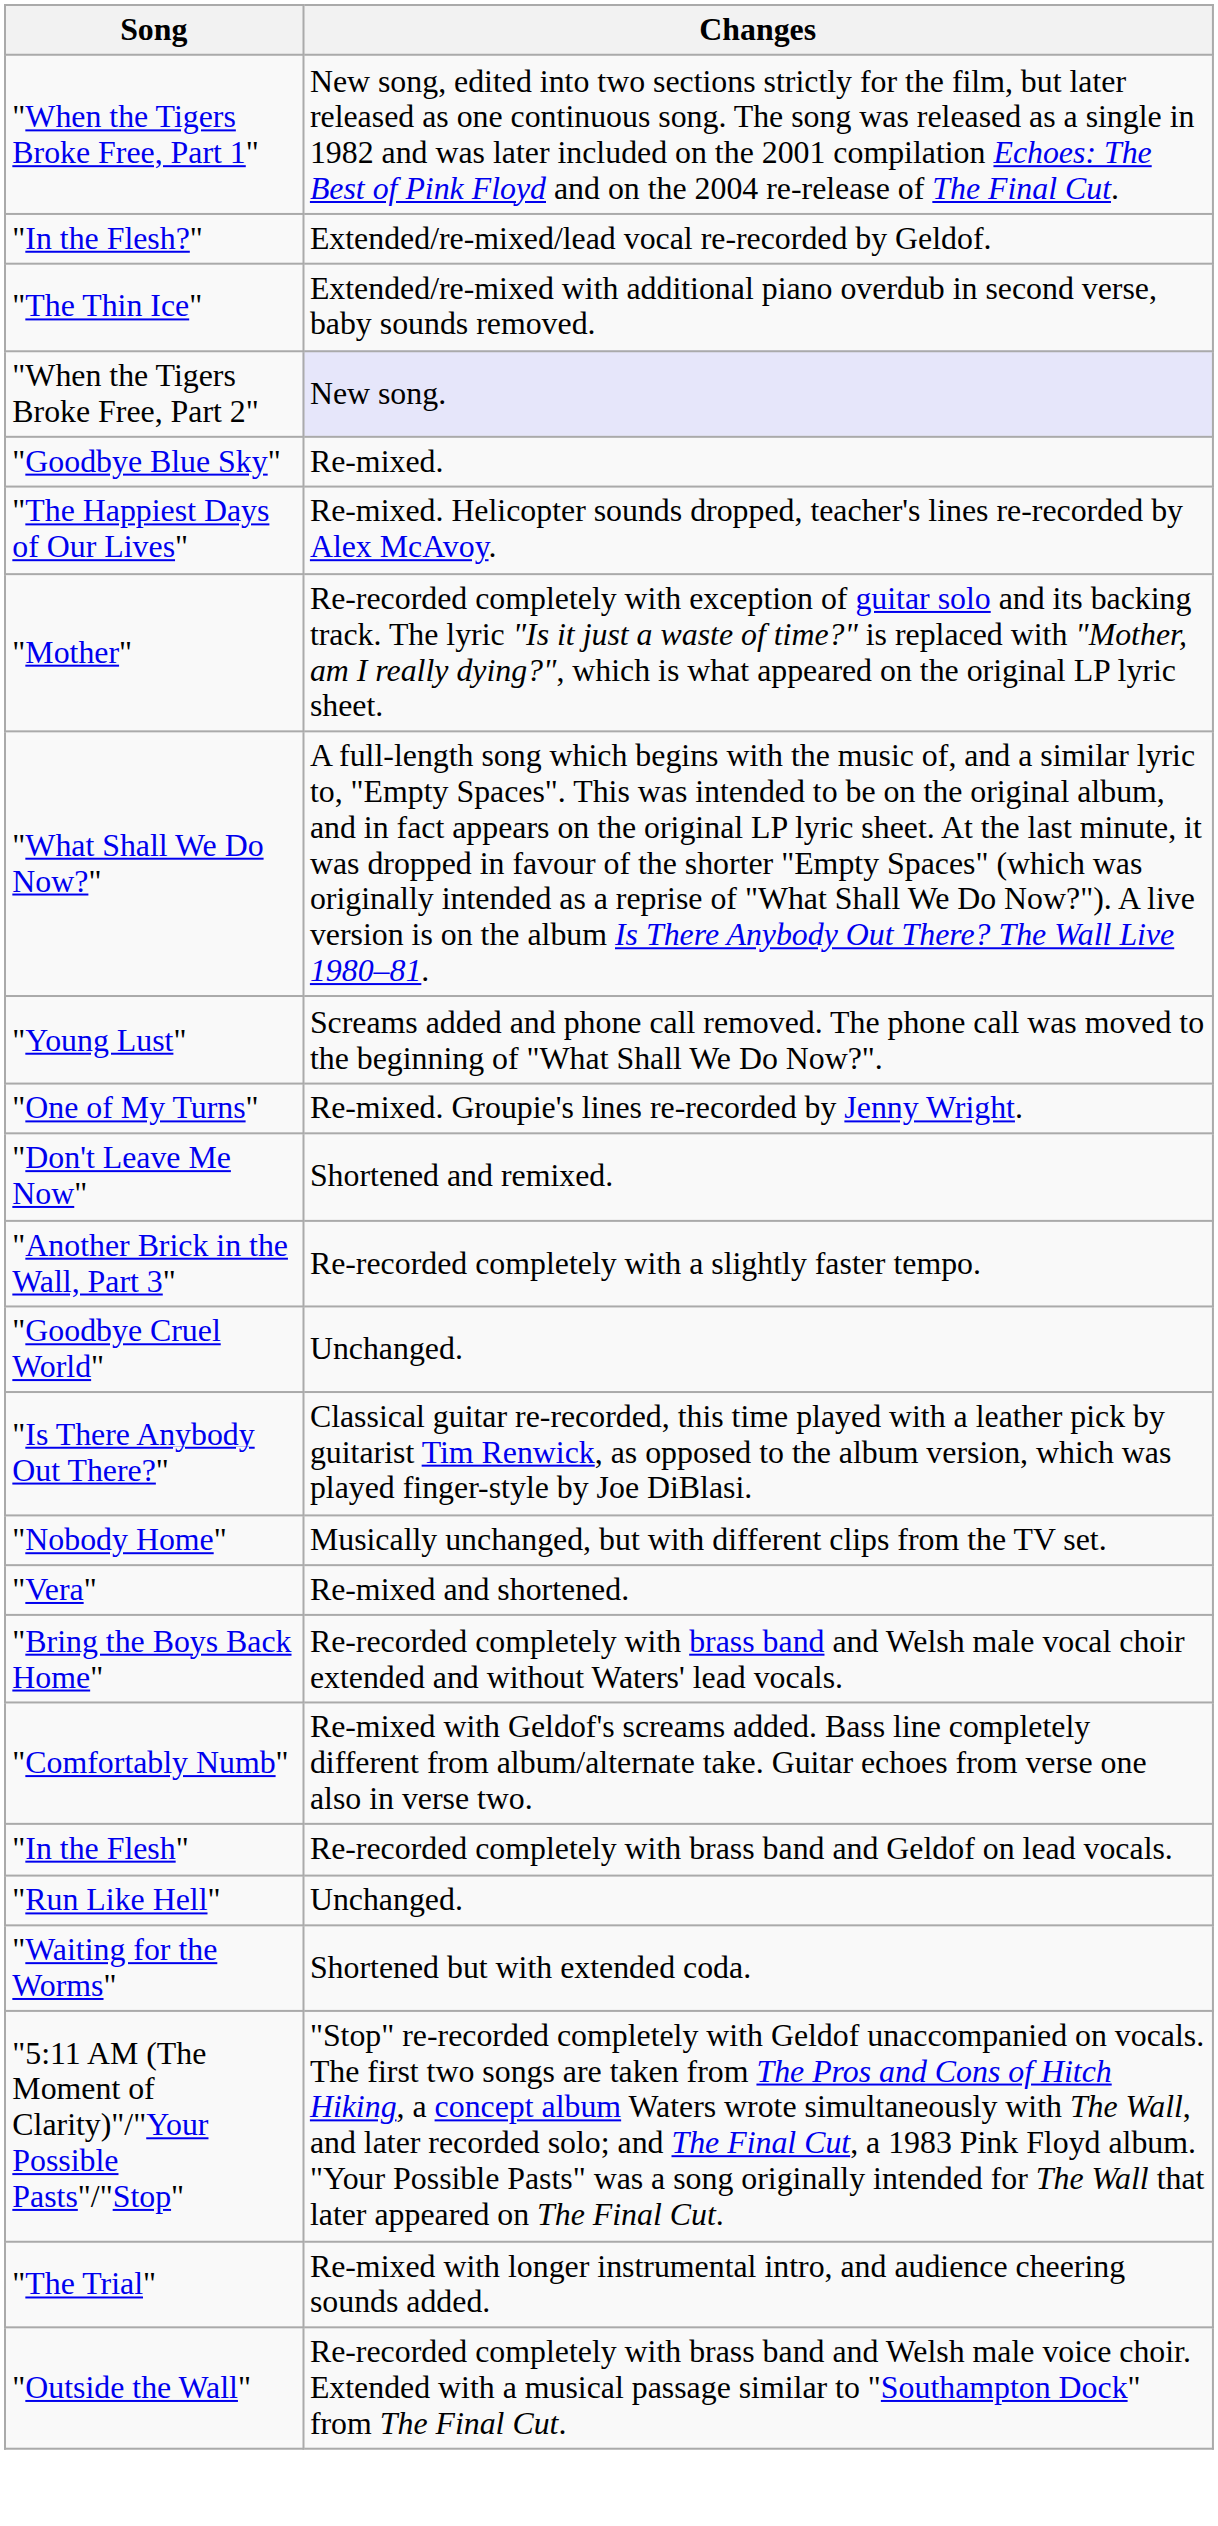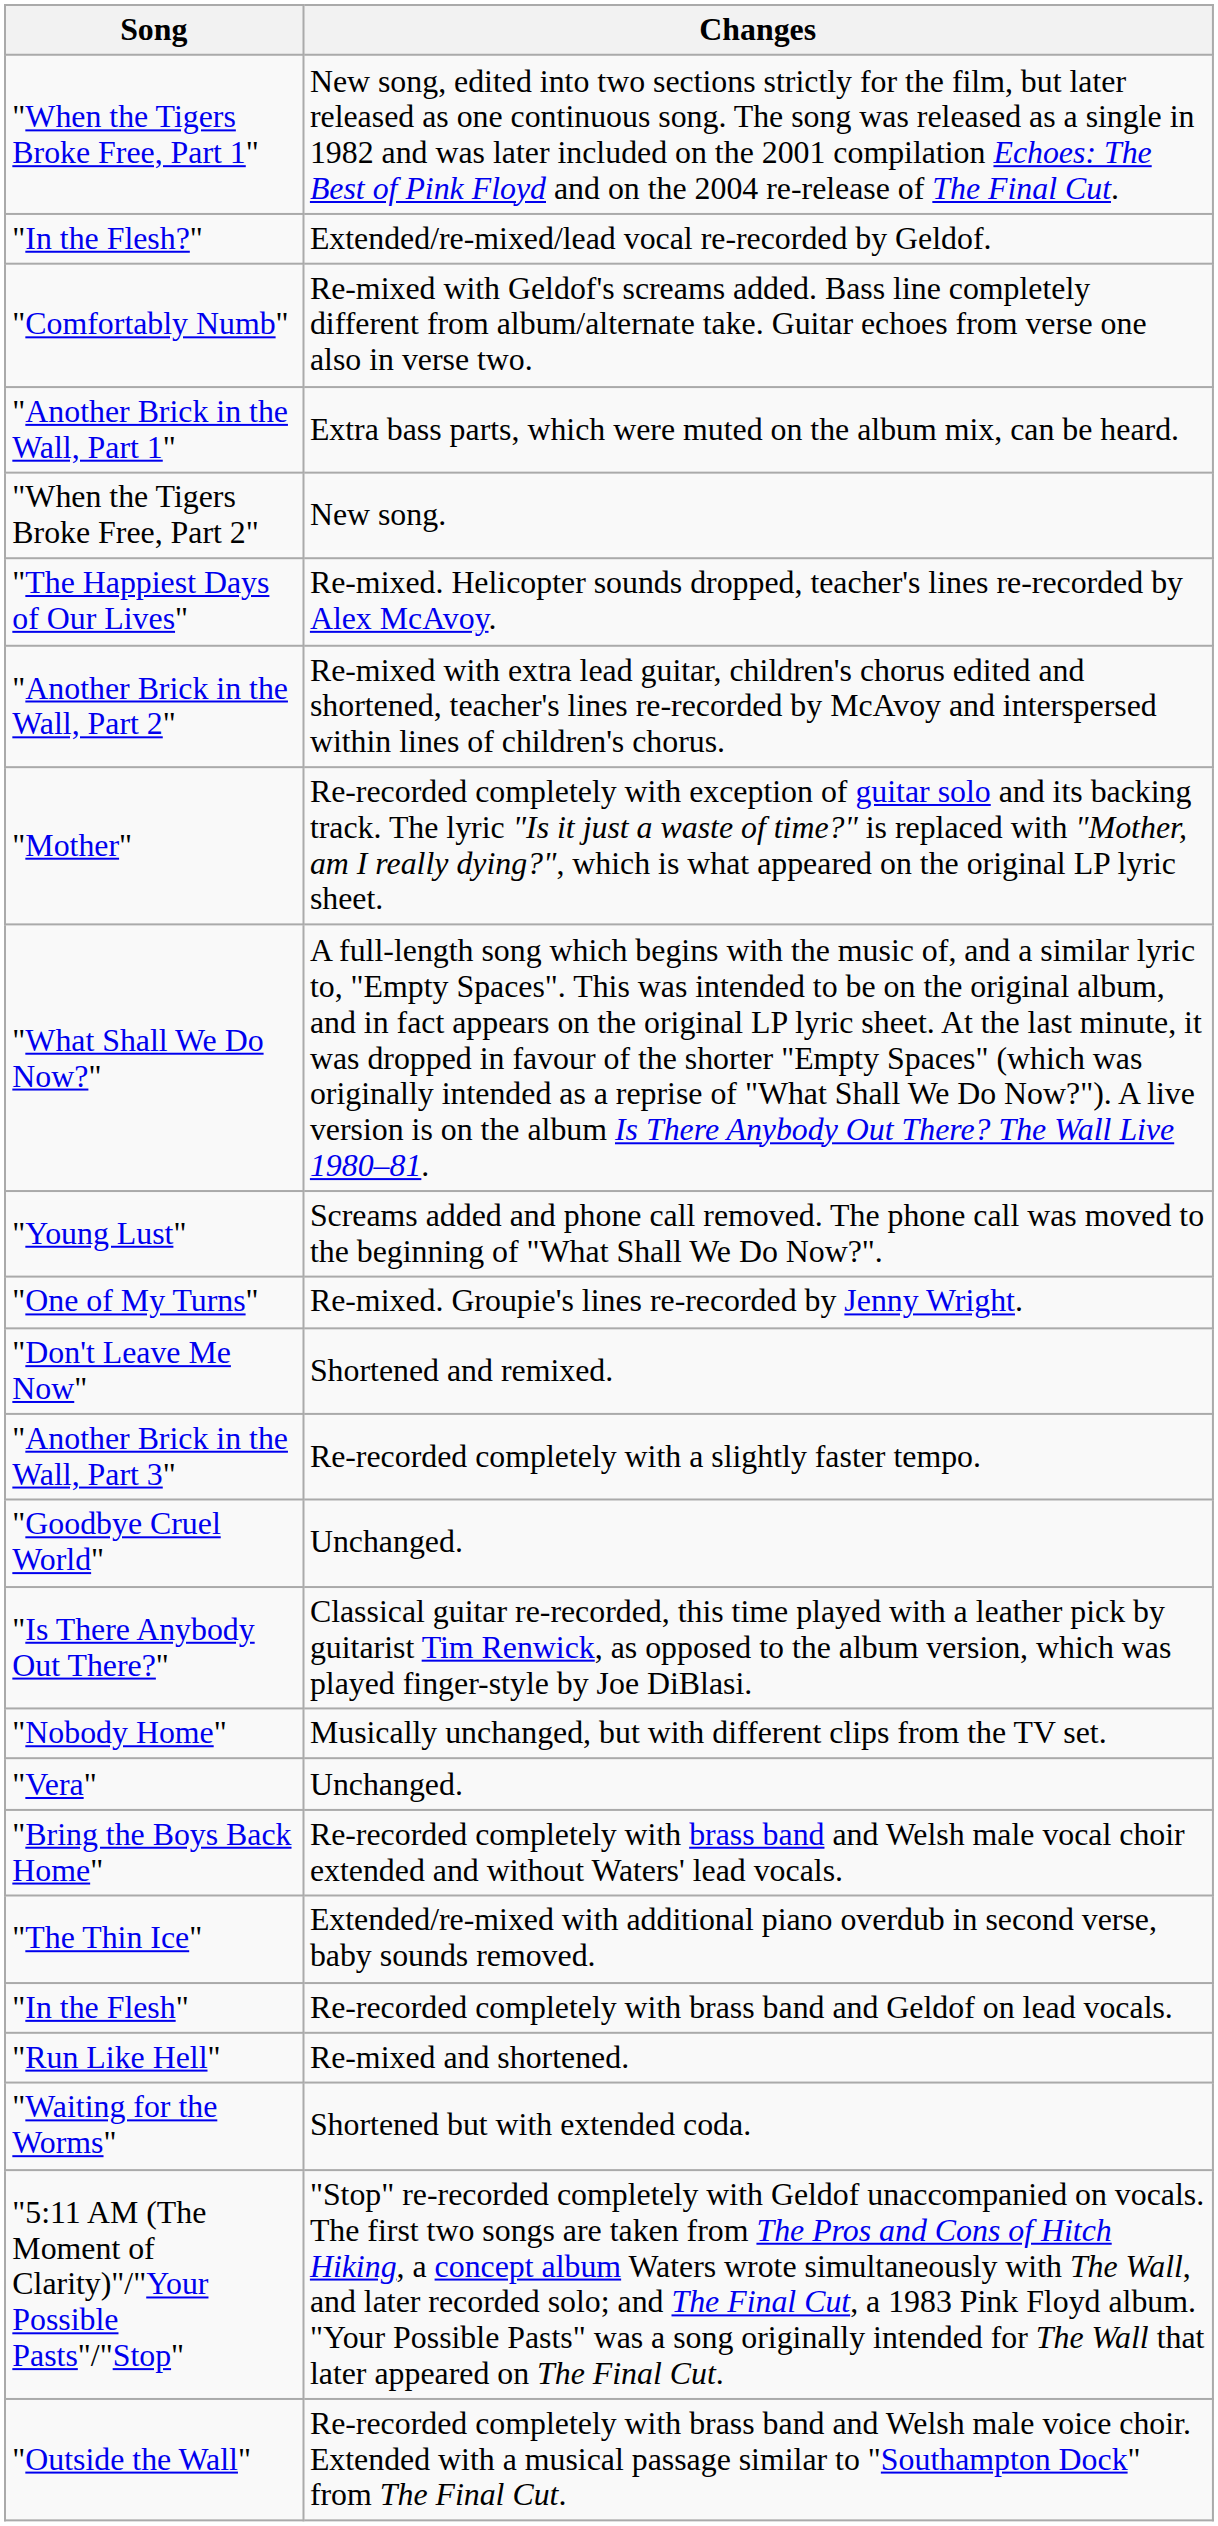rows swapped: (107, 306) <-> (150, 1762)
+ row: (150, 428)
(378, 392) lavender background -> (378, 515) no background
- row: (147, 461)
+ row: (150, 705)
(470, 1589) Re-mixed and shortened. -> (386, 1783) Unchanged.
(386, 1899) Unchanged. -> (470, 2057) Re-mixed and shortened.
- row: (84, 2283)
